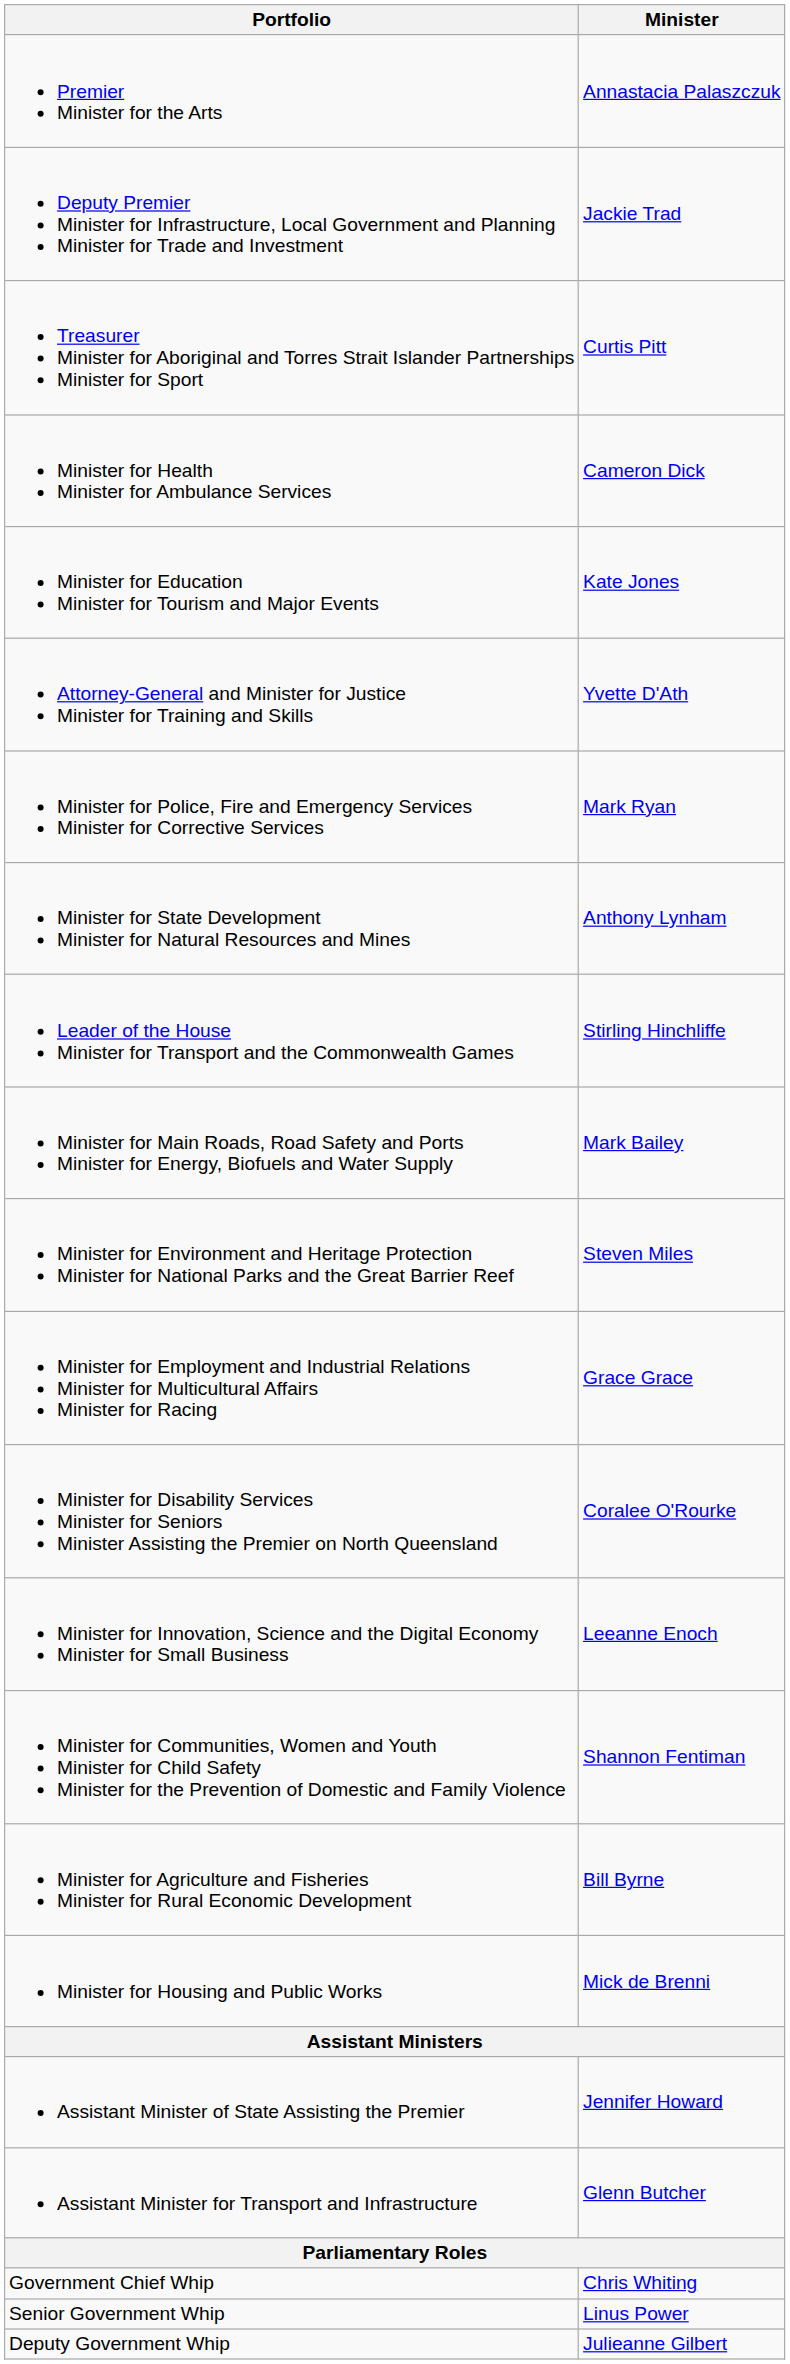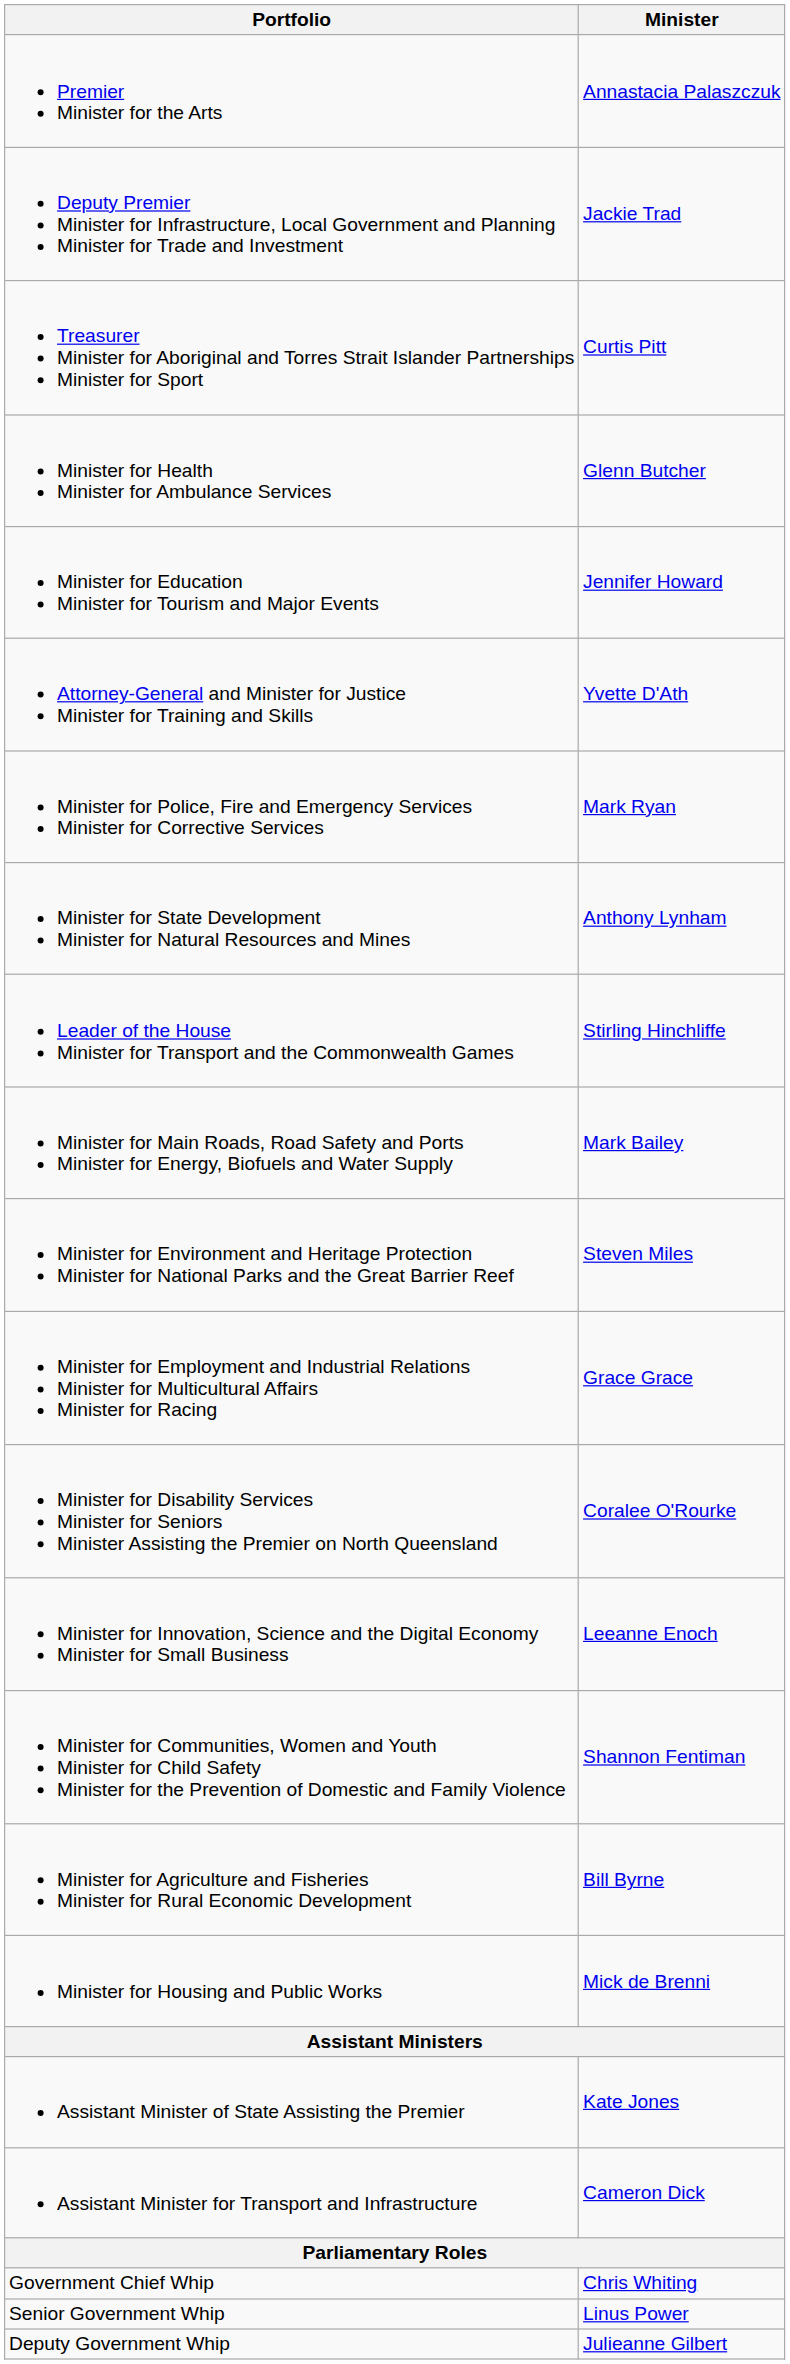(644, 470) Cameron Dick -> (644, 470) Glenn Butcher
(631, 582) Kate Jones -> (653, 582) Jennifer Howard
(653, 2101) Jennifer Howard -> (631, 2101) Kate Jones
(644, 2192) Glenn Butcher -> (644, 2192) Cameron Dick
